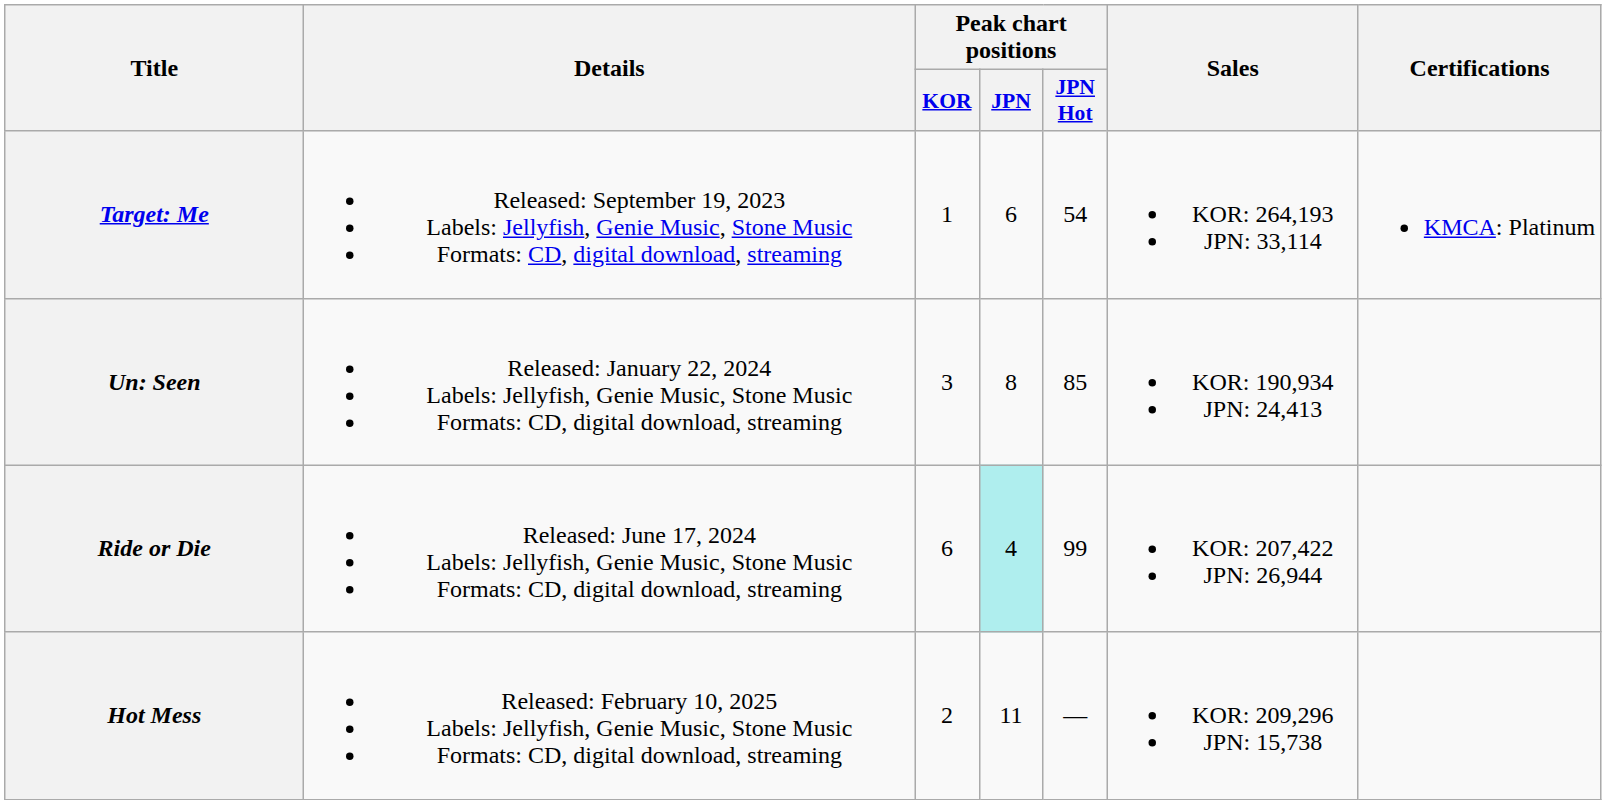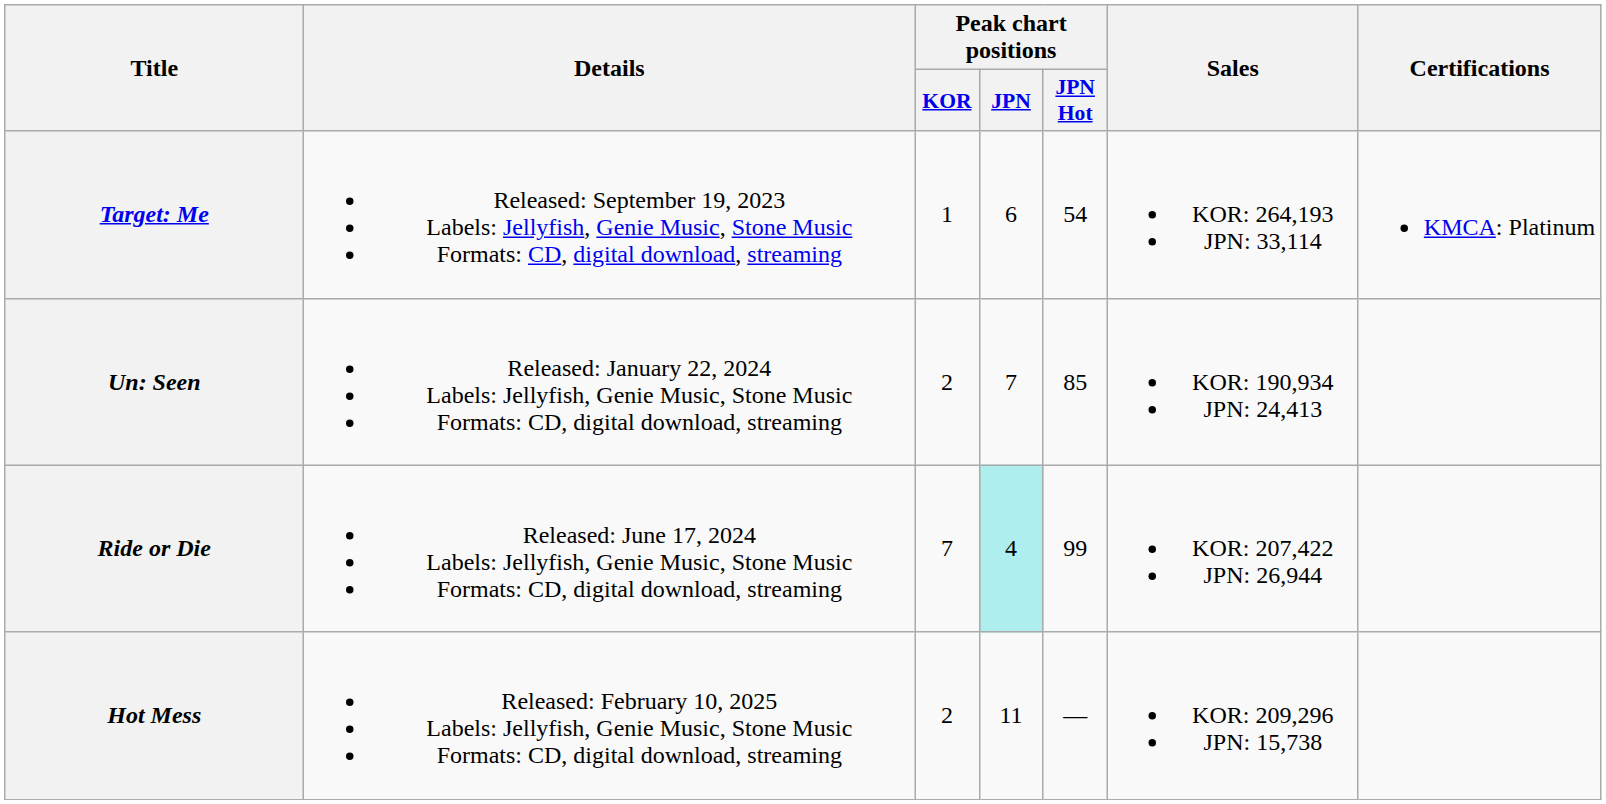(947, 381) 3 -> (947, 381) 2
(1011, 381) 8 -> (1011, 381) 7
(947, 548) 6 -> (947, 548) 7
